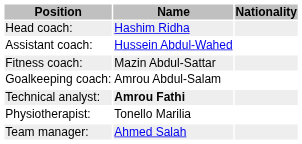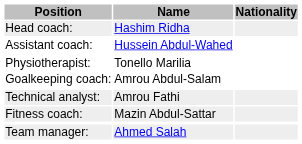rows swapped: (44, 63) <-> (48, 114)
(150, 97) bold -> (147, 97) normal
